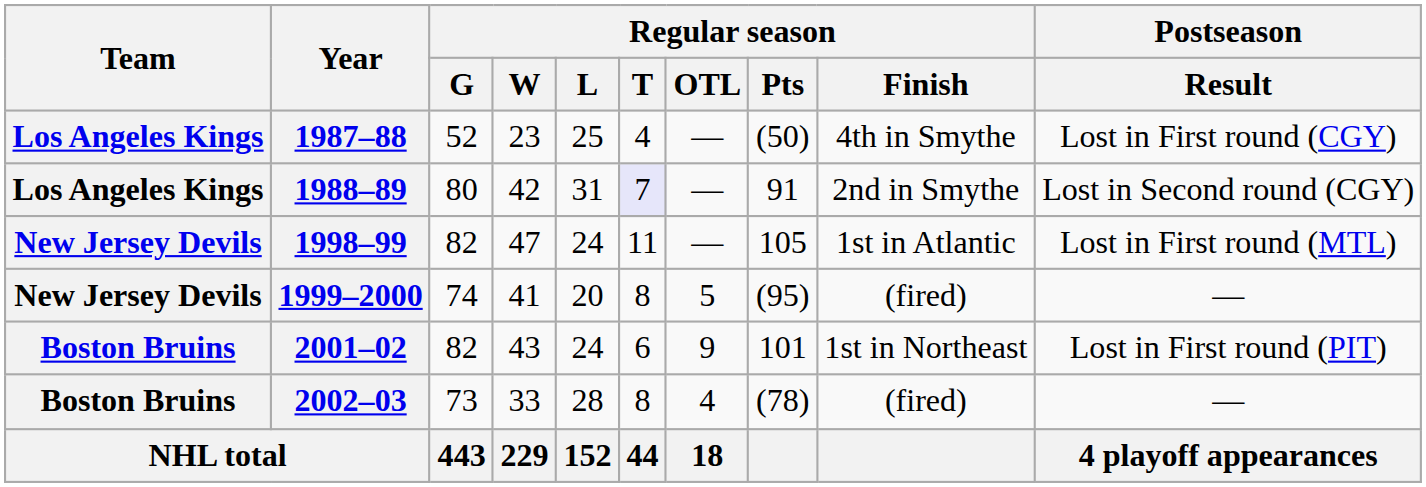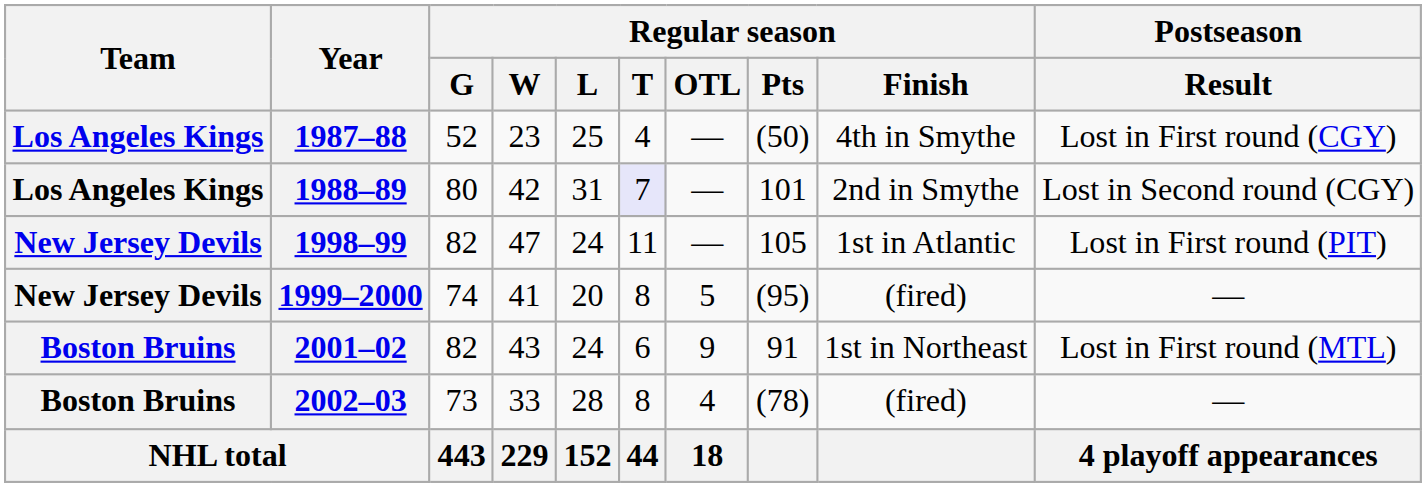(783, 189) 91 -> (783, 189) 101
(1228, 242) Lost in First round (MTL) -> (1228, 242) Lost in First round (PIT)
(783, 348) 101 -> (783, 348) 91
(1228, 348) Lost in First round (PIT) -> (1228, 348) Lost in First round (MTL)
